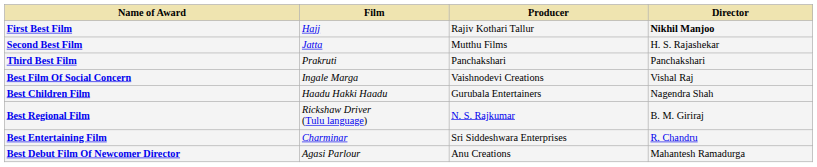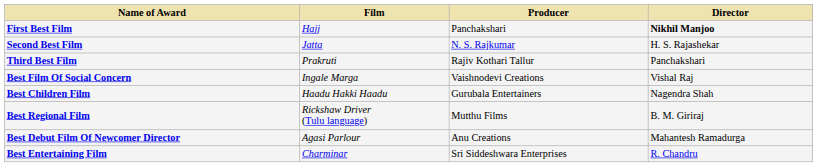(493, 28) Rajiv Kothari Tallur -> (479, 28) Panchakshari
(479, 45) Mutthu Films -> (483, 45) N. S. Rajkumar
(479, 61) Panchakshari -> (493, 61) Rajiv Kothari Tallur
(483, 115) N. S. Rajkumar -> (479, 115) Mutthu Films
rows swapped: (57, 137) <-> (93, 154)
